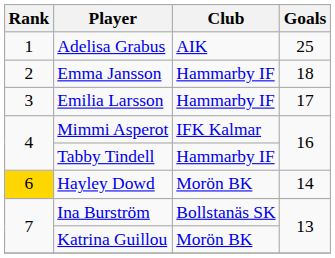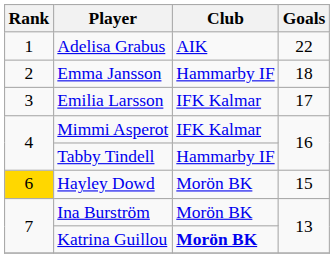(305, 45) 25 -> (304, 45) 22
(225, 101) Hammarby IF -> (219, 101) IFK Kalmar
(305, 184) 14 -> (304, 184) 15
(226, 211) Bollstanäs SK -> (214, 211) Morön BK
(214, 239) normal -> (217, 239) bold
